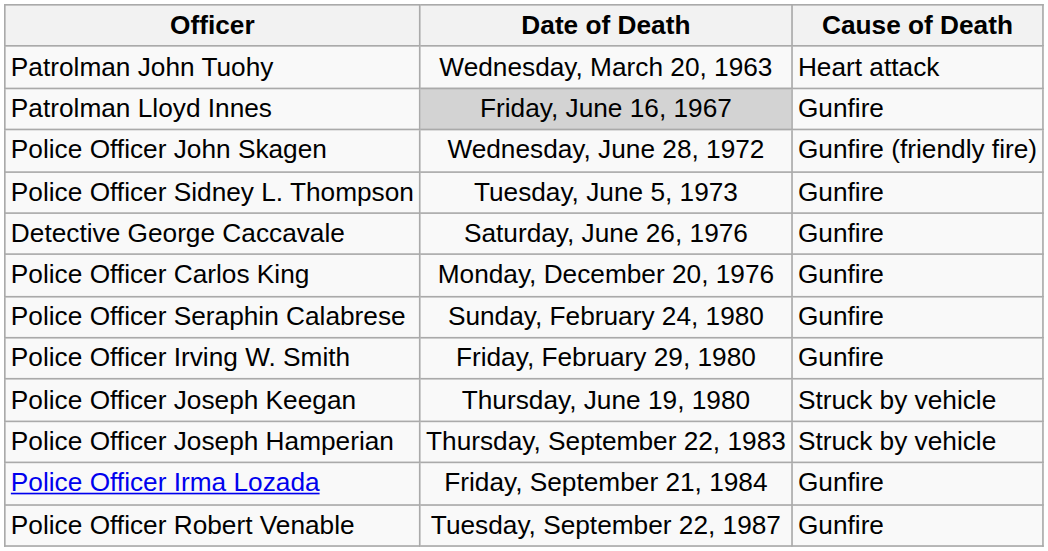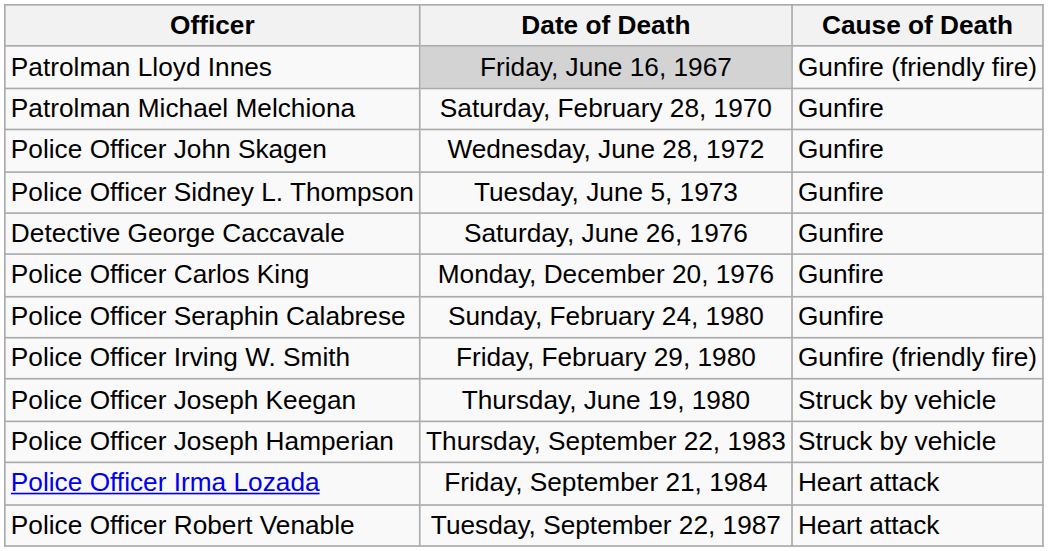- row: (142, 66)
(841, 108) Gunfire -> (917, 66) Gunfire (friendly fire)
+ row: (183, 108)
(917, 150) Gunfire (friendly fire) -> (841, 150) Gunfire
(841, 358) Gunfire -> (917, 358) Gunfire (friendly fire)
(841, 483) Gunfire -> (869, 483) Heart attack
(841, 524) Gunfire -> (869, 524) Heart attack
